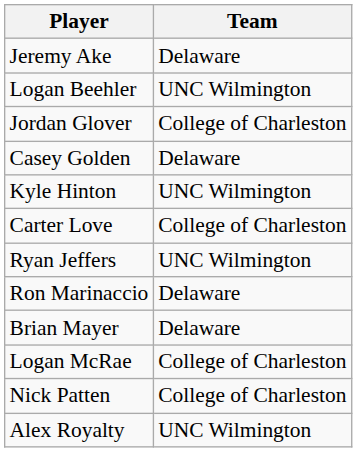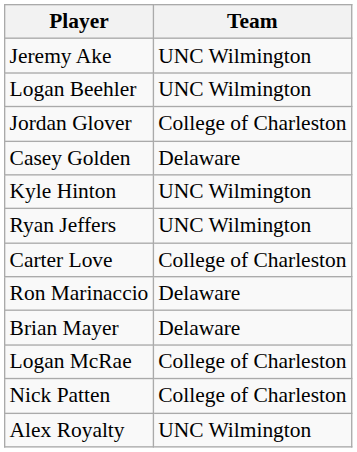(199, 55) Delaware -> (235, 55) UNC Wilmington
rows swapped: (63, 259) <-> (61, 225)
